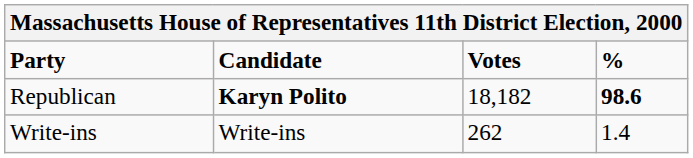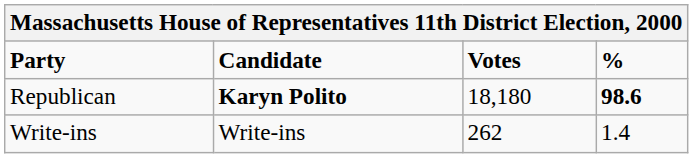(500, 96) 18,182 -> (500, 96) 18,180
